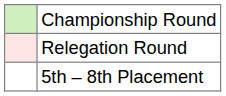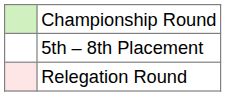rows swapped: (122, 77) <-> (114, 48)
